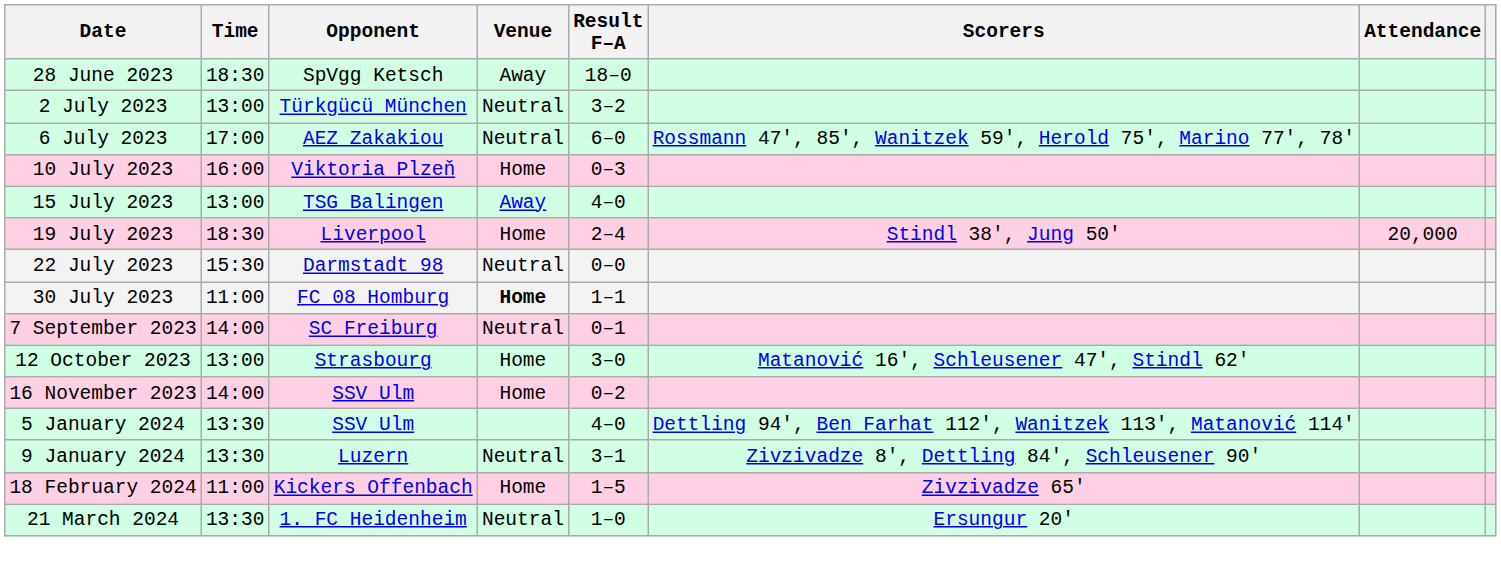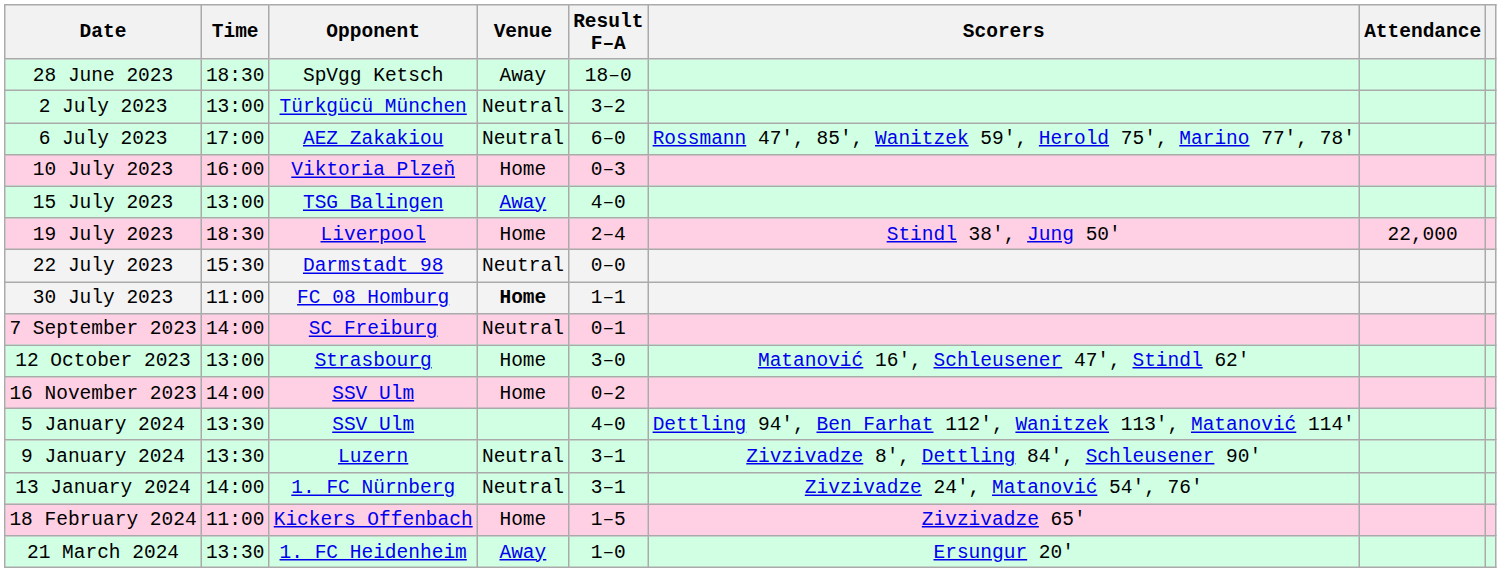(1423, 234) 20,000 -> (1423, 234) 22,000
+ row: (103, 488)
(523, 520) Neutral -> (523, 552) Away
